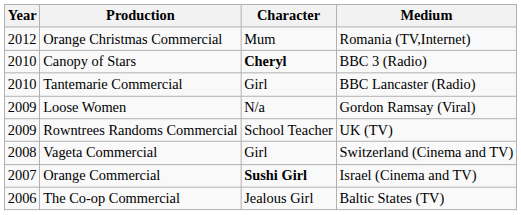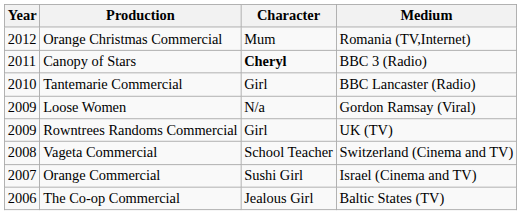(22, 61) 2010 -> (22, 61) 2011
(289, 130) School Teacher -> (256, 130) Girl
(256, 152) Girl -> (289, 152) School Teacher
(276, 175) bold -> (274, 175) normal
